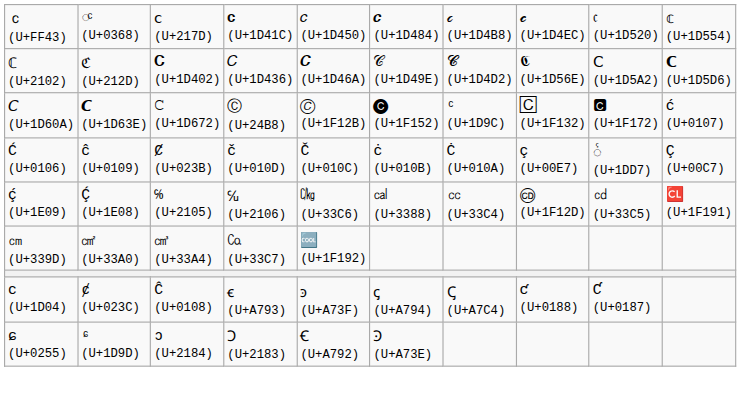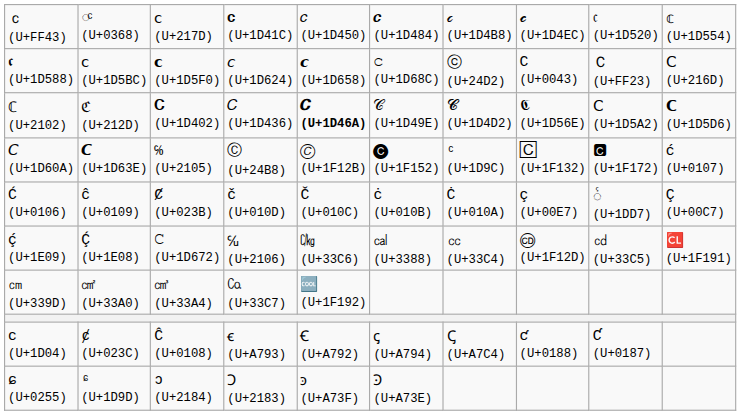+ row: (41, 70)
(333, 70) normal -> (333, 115) bold
(187, 115) 𝙲 (U+1D672) -> (184, 159) ℅ (U+2105)
(184, 203) ℅ (U+2105) -> (187, 248) 𝙲 (U+1D672)
(330, 301) ꜿ (U+A73F) -> (330, 345) Ꞓ (U+A792)
(330, 345) Ꞓ (U+A792) -> (330, 389) ꜿ (U+A73F)
